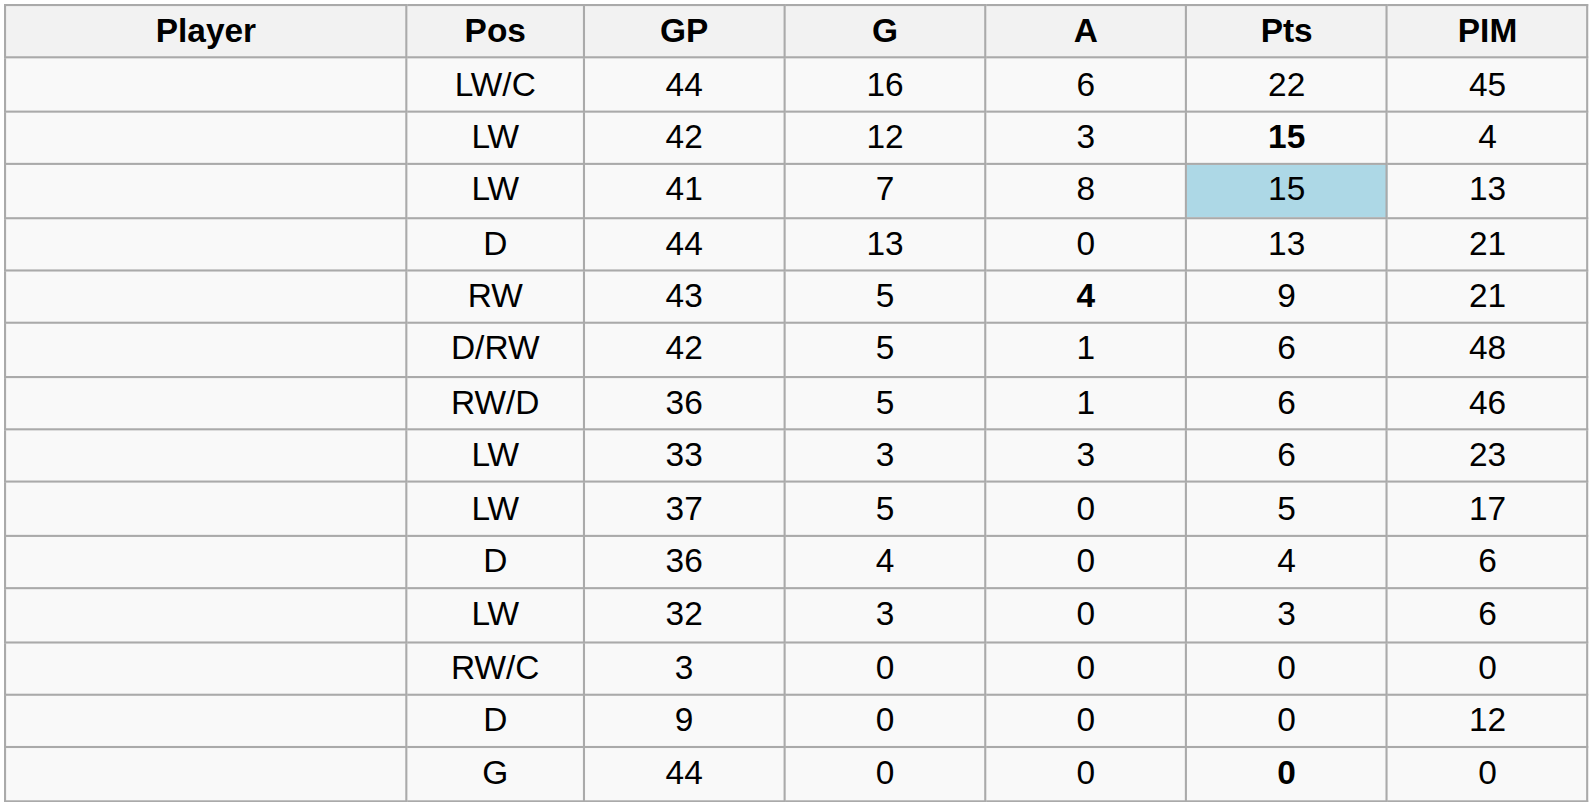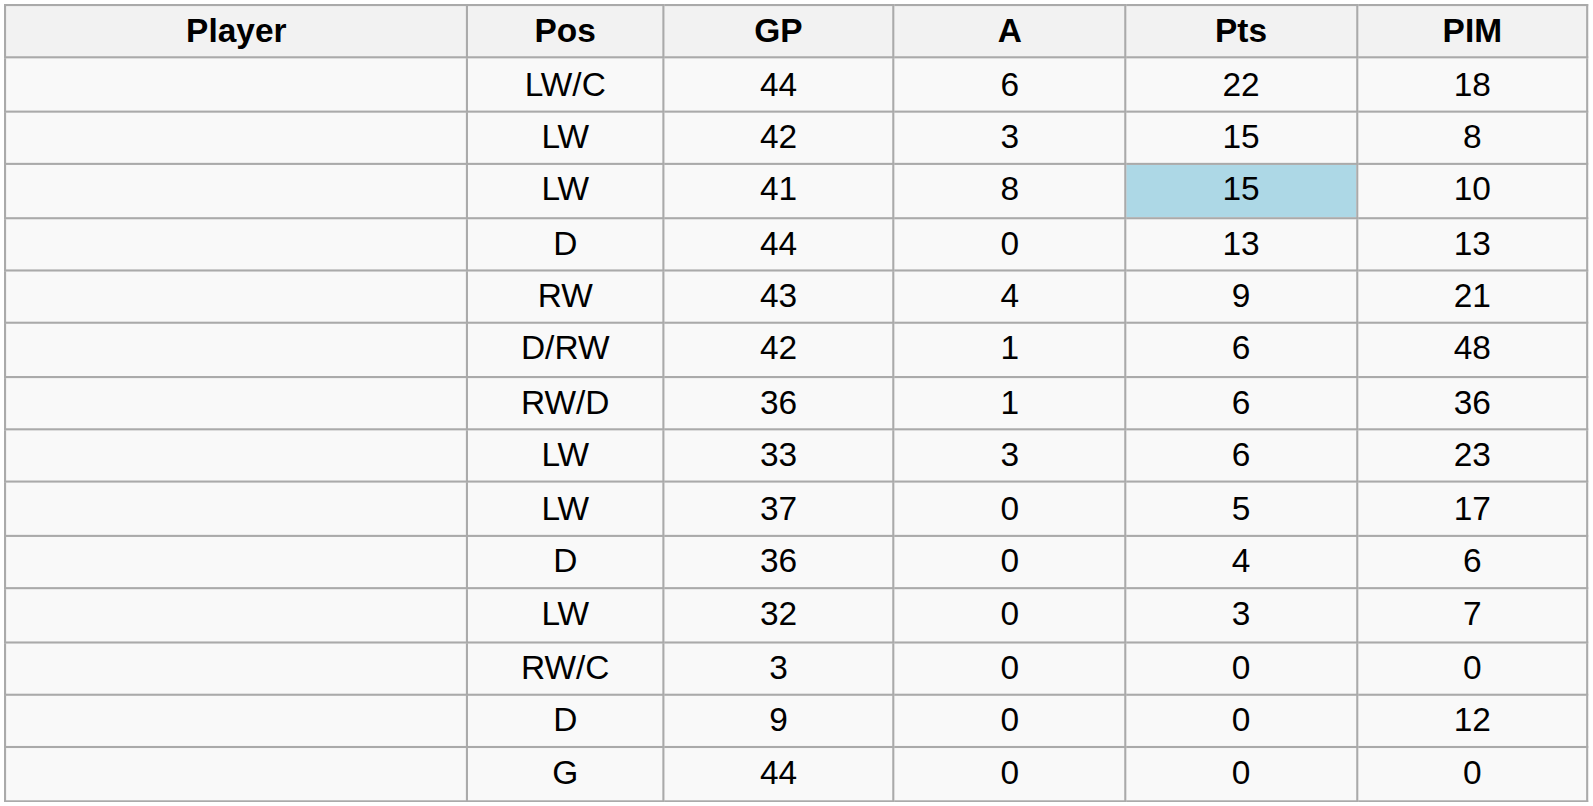- column: (885, 31)
(1488, 84) 45 -> (1472, 84) 18
(1287, 137) bold -> (1241, 137) normal
(1488, 137) 4 -> (1472, 137) 8
(1488, 190) 13 -> (1472, 190) 10
(1488, 243) 21 -> (1472, 243) 13
(1086, 296) bold -> (1010, 296) normal
(1488, 402) 46 -> (1472, 402) 36
(1488, 614) 6 -> (1472, 614) 7
(1287, 773) bold -> (1241, 773) normal
